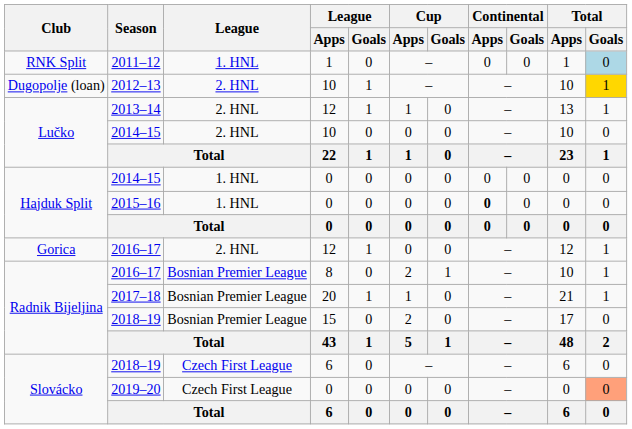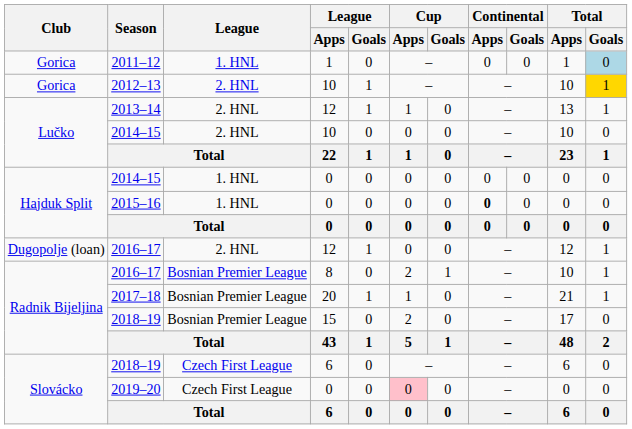(56, 62) RNK Split -> (56, 62) Gorica
(56, 86) Dugopolje (loan) -> (56, 86) Gorica
(56, 249) Gorica -> (56, 249) Dugopolje (loan)
(408, 389) no background -> (408, 389) pink background
(606, 389) lightsalmon background -> (606, 389) no background
